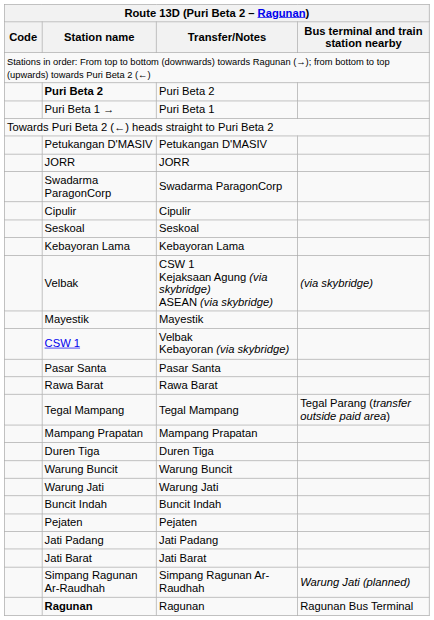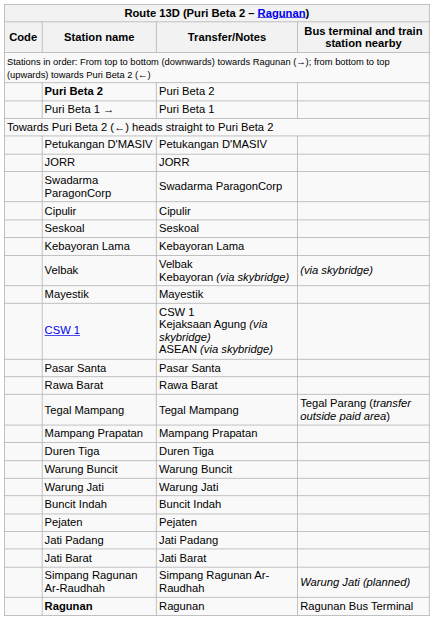(216, 283) CSW 1 Kejaksaan Agung (via skybridge) ASEAN (via skybridge) -> (224, 270) Velbak Kebayoran (via skybridge)
(224, 343) Velbak Kebayoran (via skybridge) -> (216, 331) CSW 1 Kejaksaan Agung (via skybridge) ASEAN (via skybridge)
